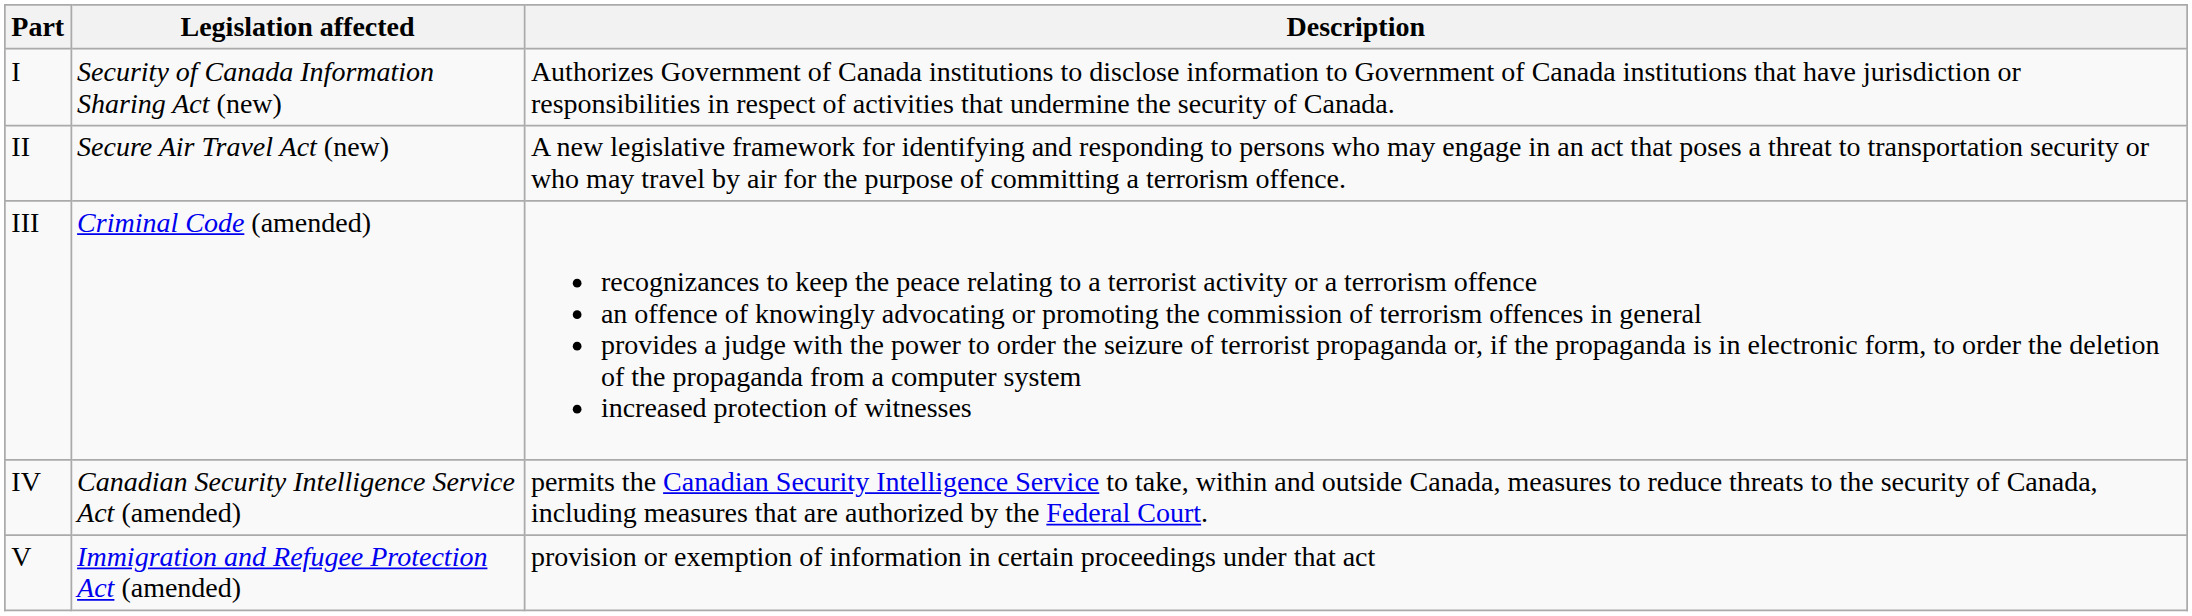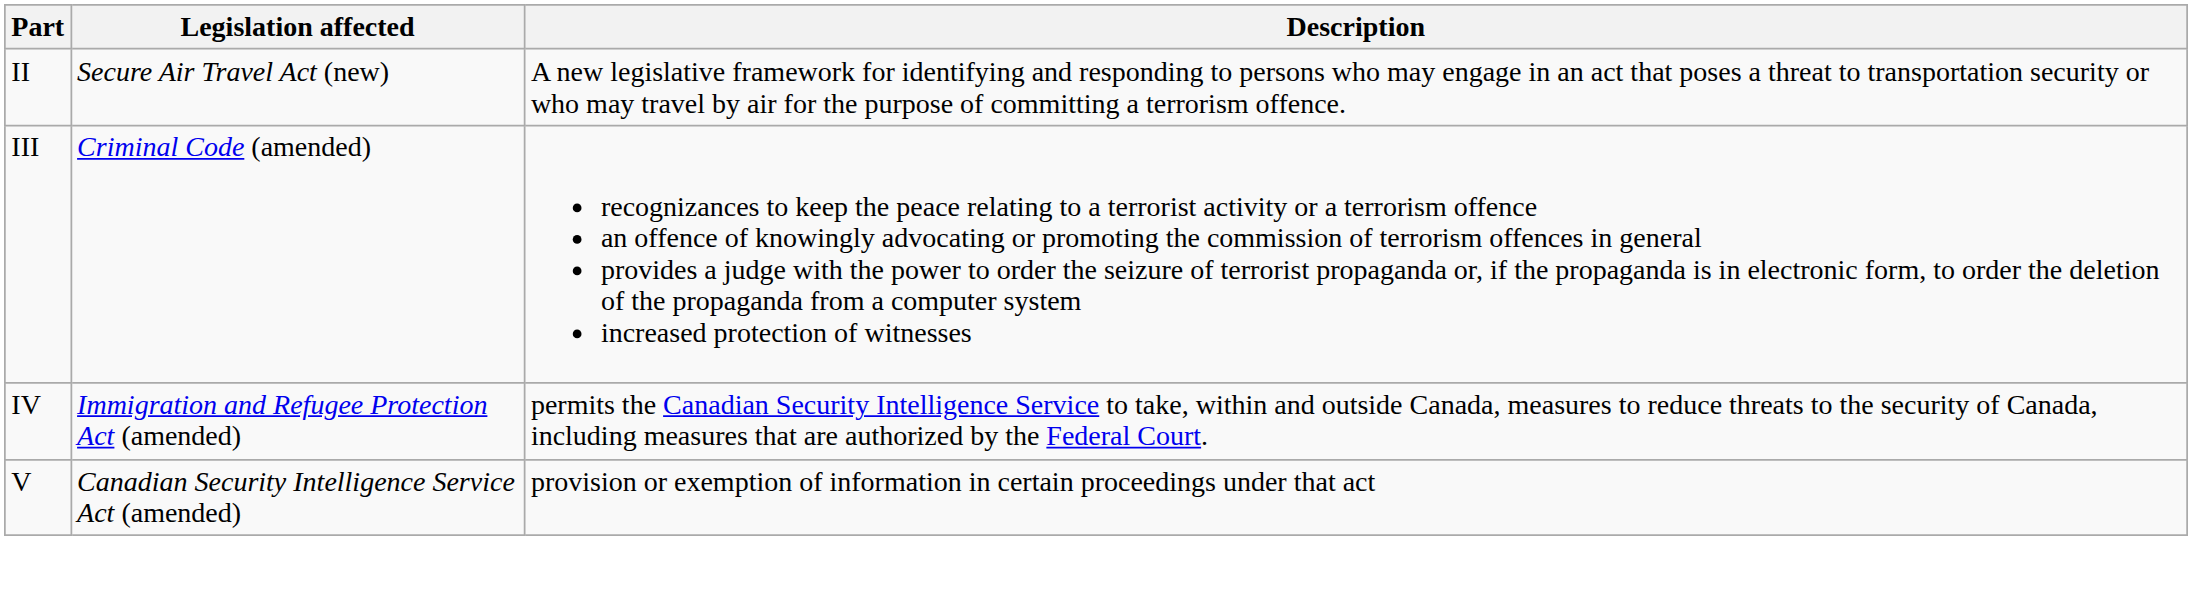- row: (16, 71)
(296, 496) Canadian Security Intelligence Service Act (amended) -> (282, 420) Immigration and Refugee Protection Act (amended)
(282, 572) Immigration and Refugee Protection Act (amended) -> (296, 496) Canadian Security Intelligence Service Act (amended)
